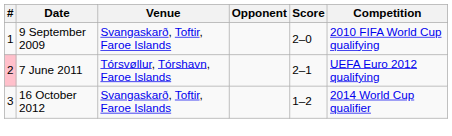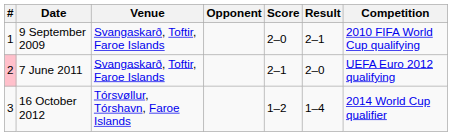+ column: (323, 13)
(155, 70) Tórsvøllur, Tórshavn, Faroe Islands -> (145, 70) Svangaskarð, Toftir, Faroe Islands
(152, 102) Svangaskarð, Toftir, Faroe Islands -> (137, 108) Tórsvøllur, Tórshavn, Faroe Islands
